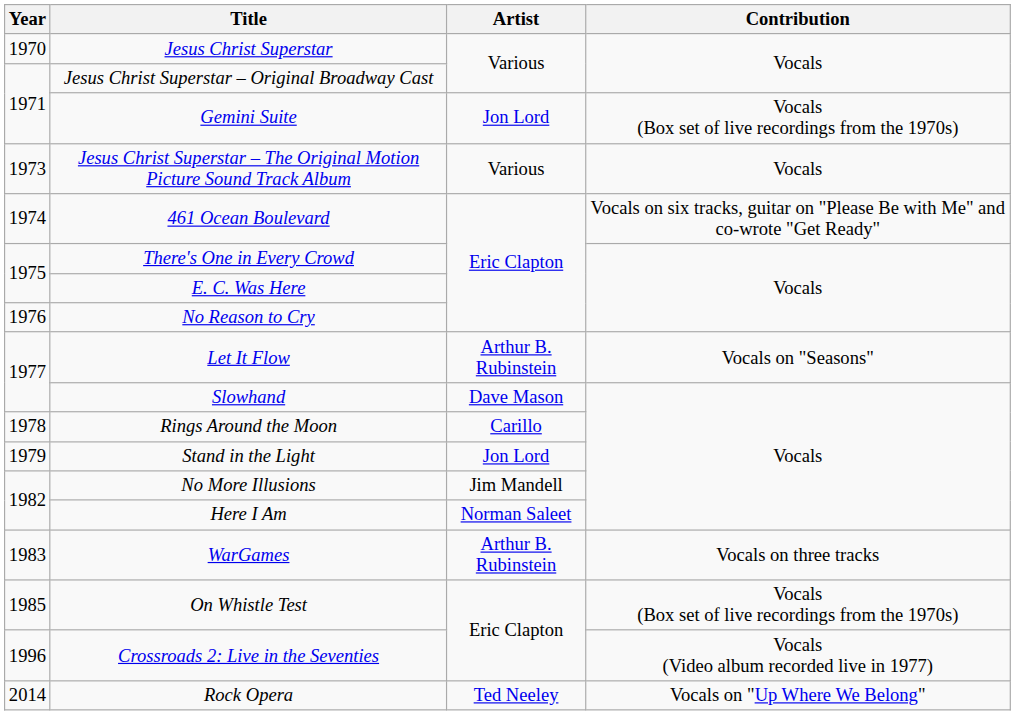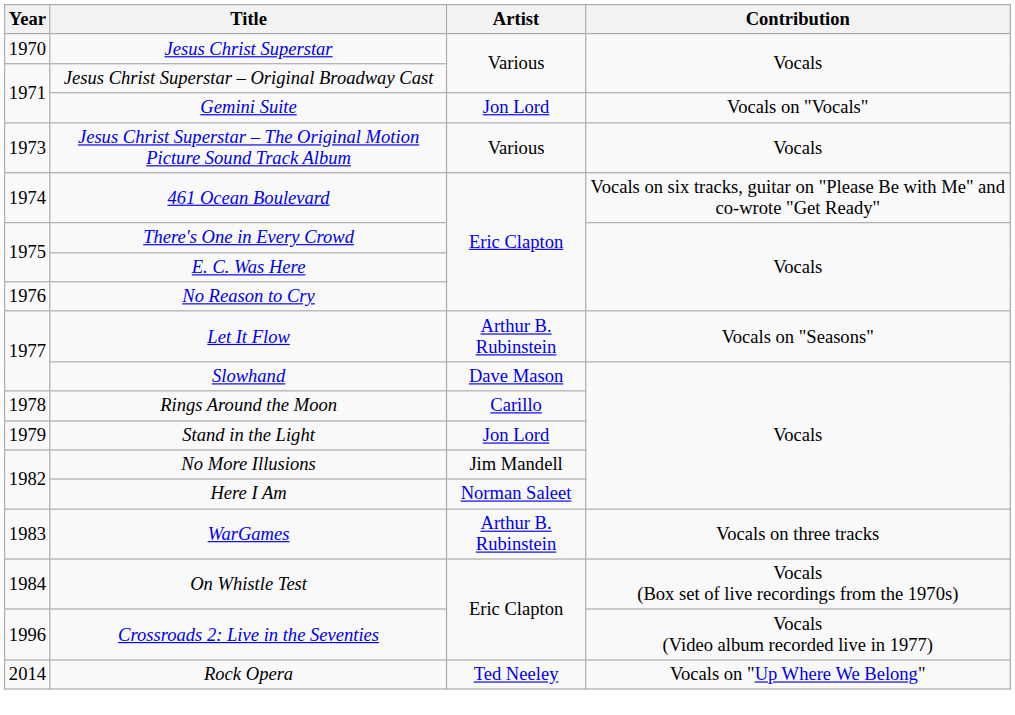(798, 117) Vocals (Box set of live recordings from the 1970s) -> (798, 107) Vocals on "Vocals"
(27, 605) 1985 -> (27, 584) 1984
